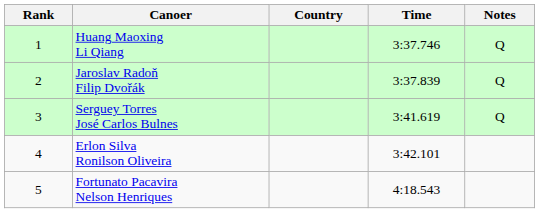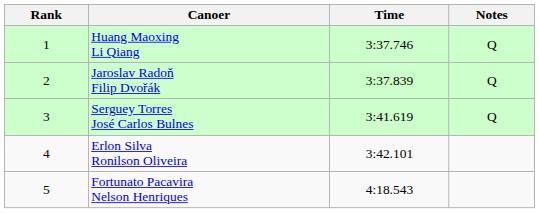- column: (318, 15)
